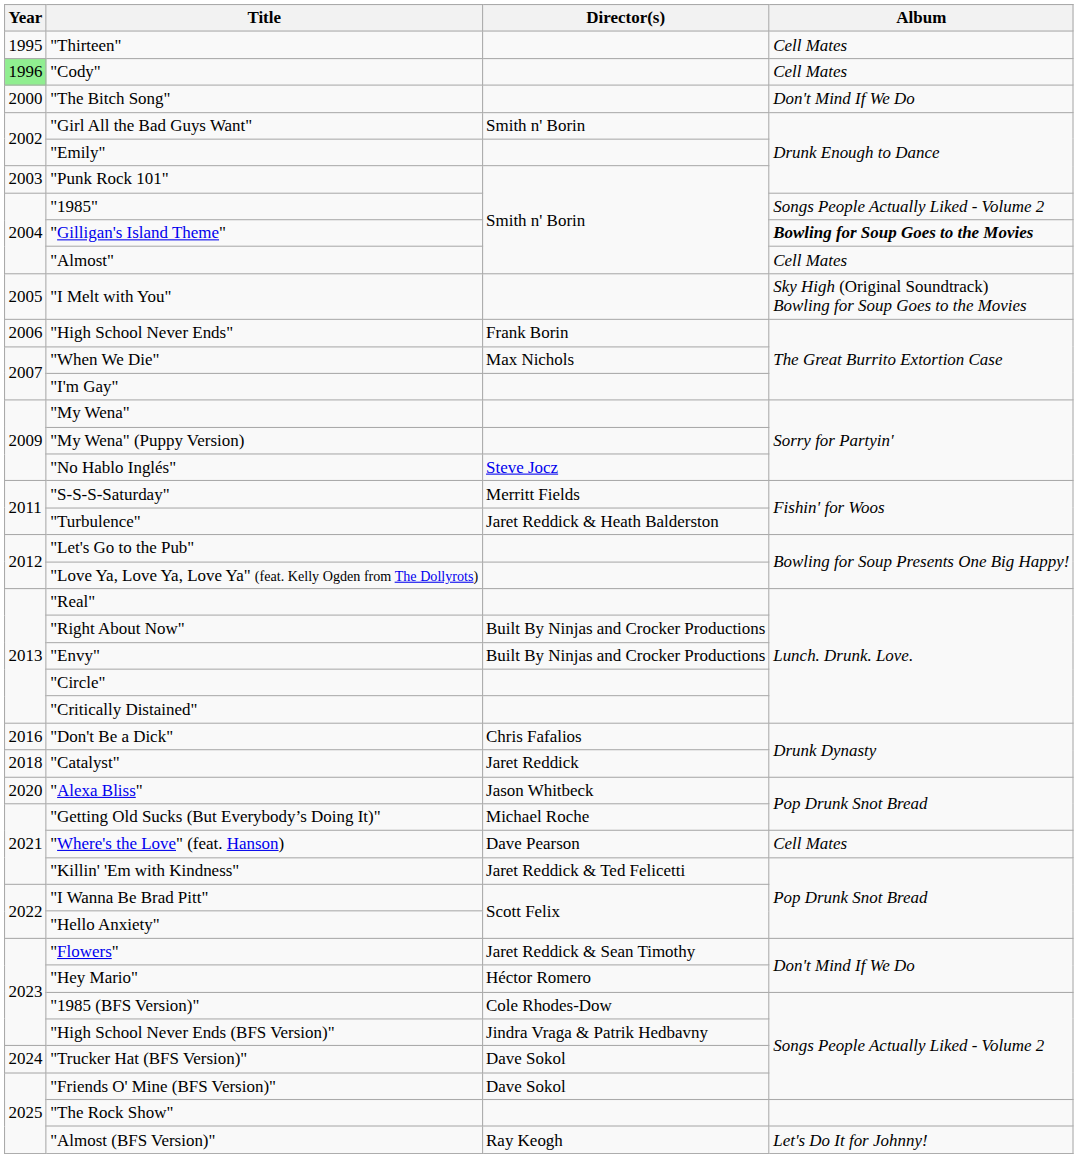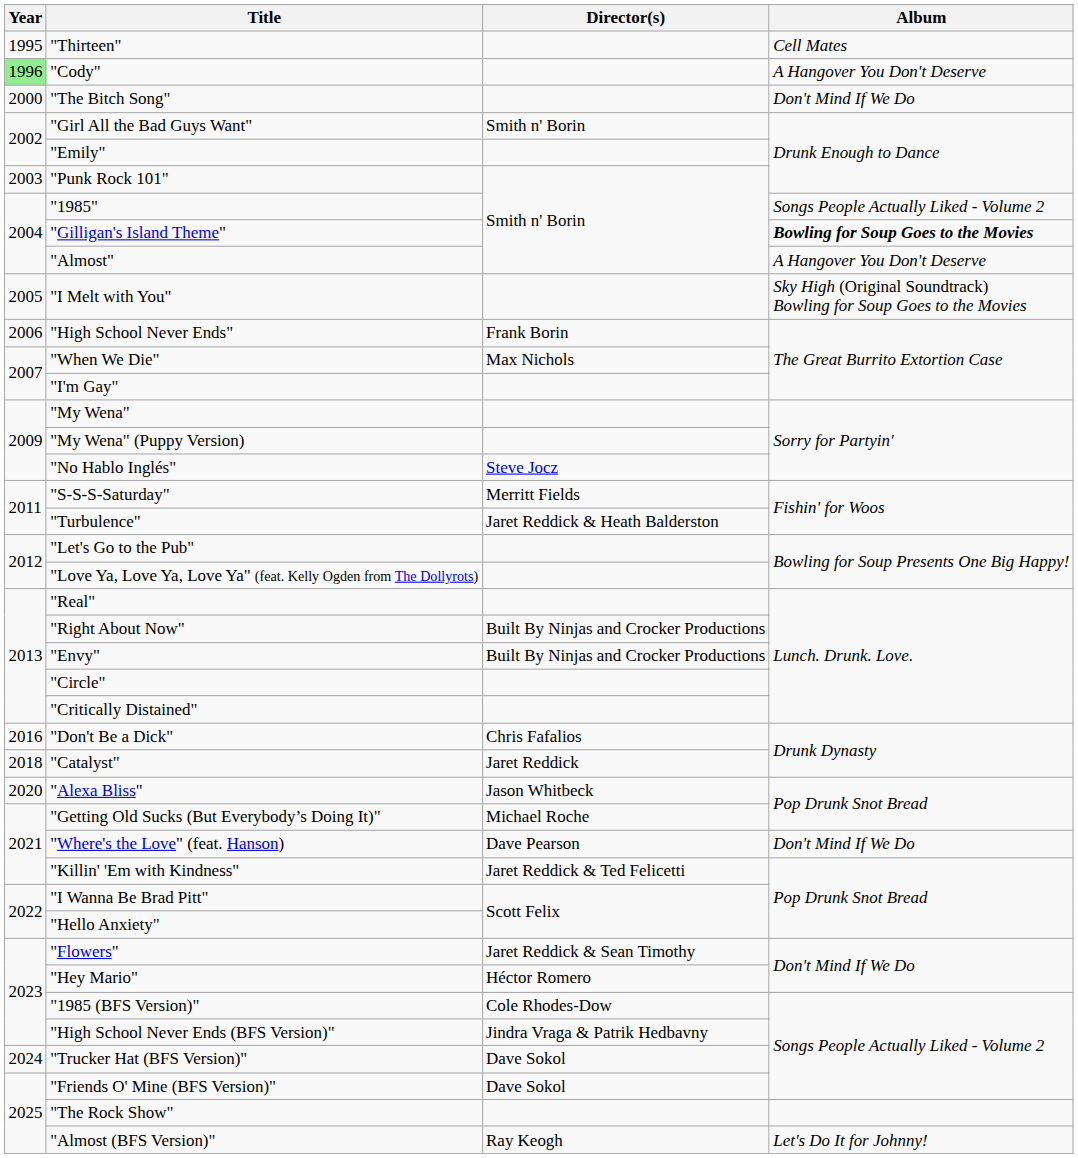(810, 71) Cell Mates -> (880, 71) A Hangover You Don't Deserve
(810, 260) Cell Mates -> (880, 260) A Hangover You Don't Deserve
(810, 843) Cell Mates -> (844, 843) Don't Mind If We Do
